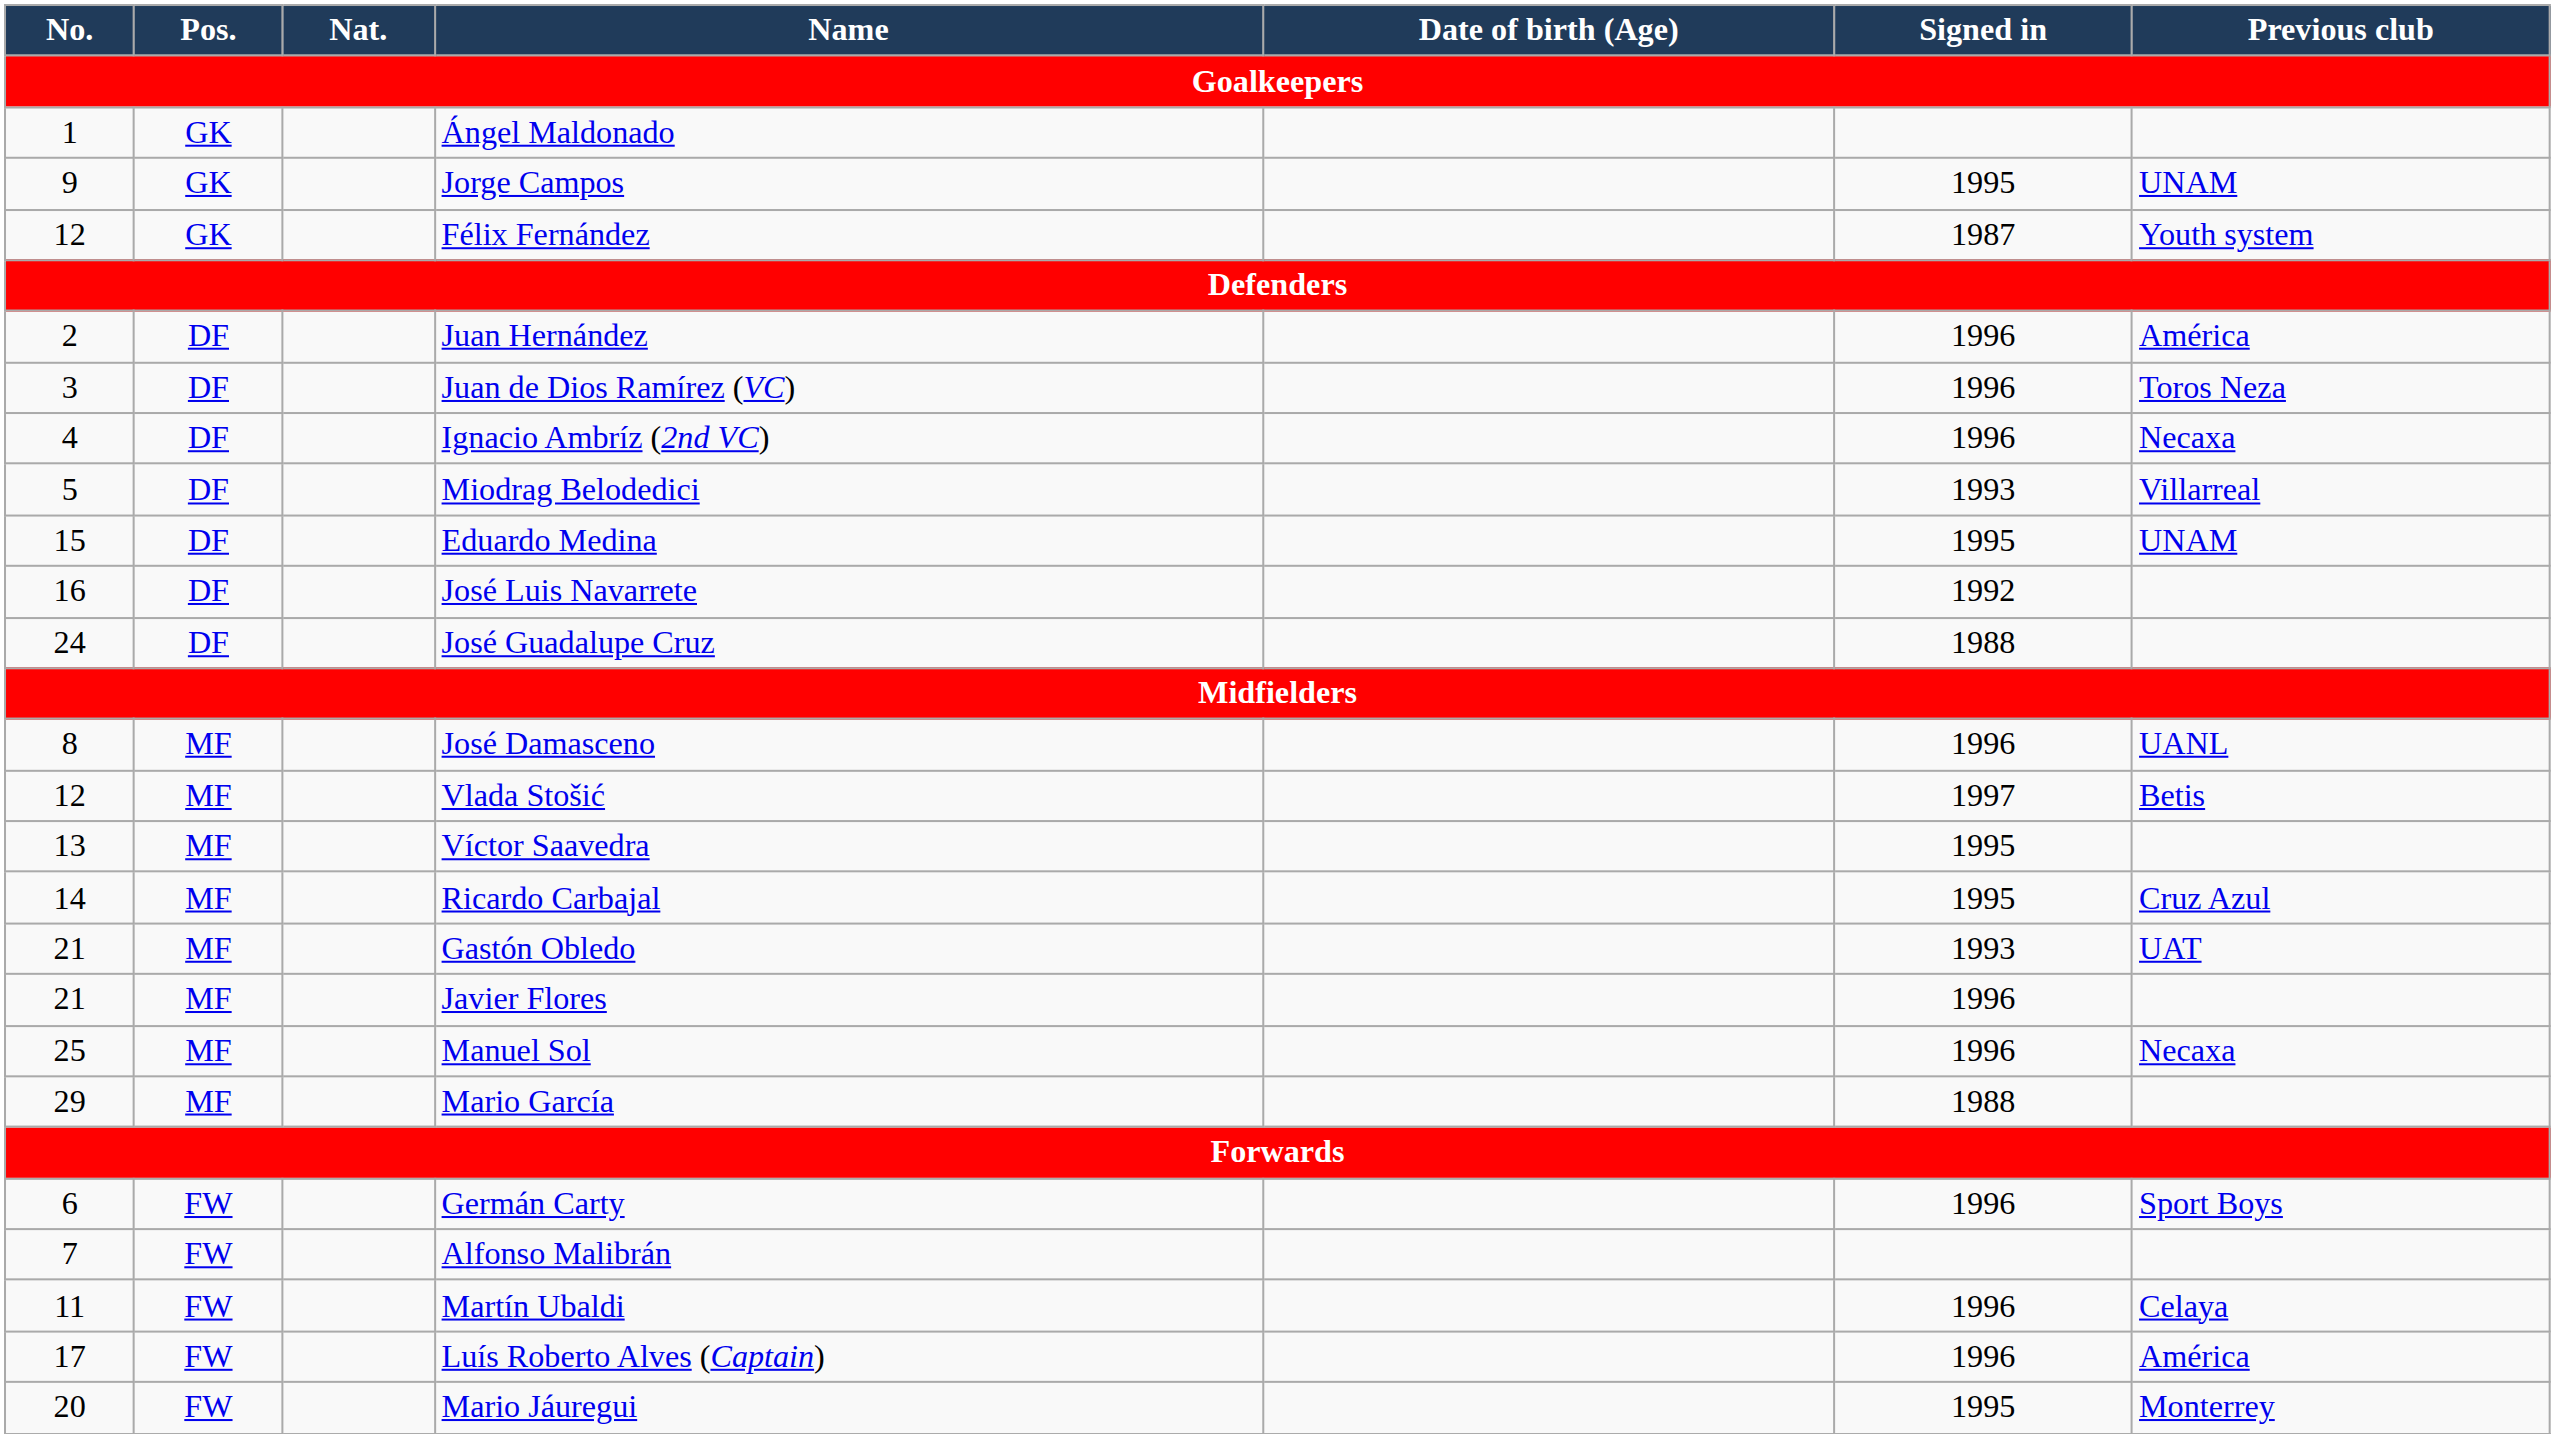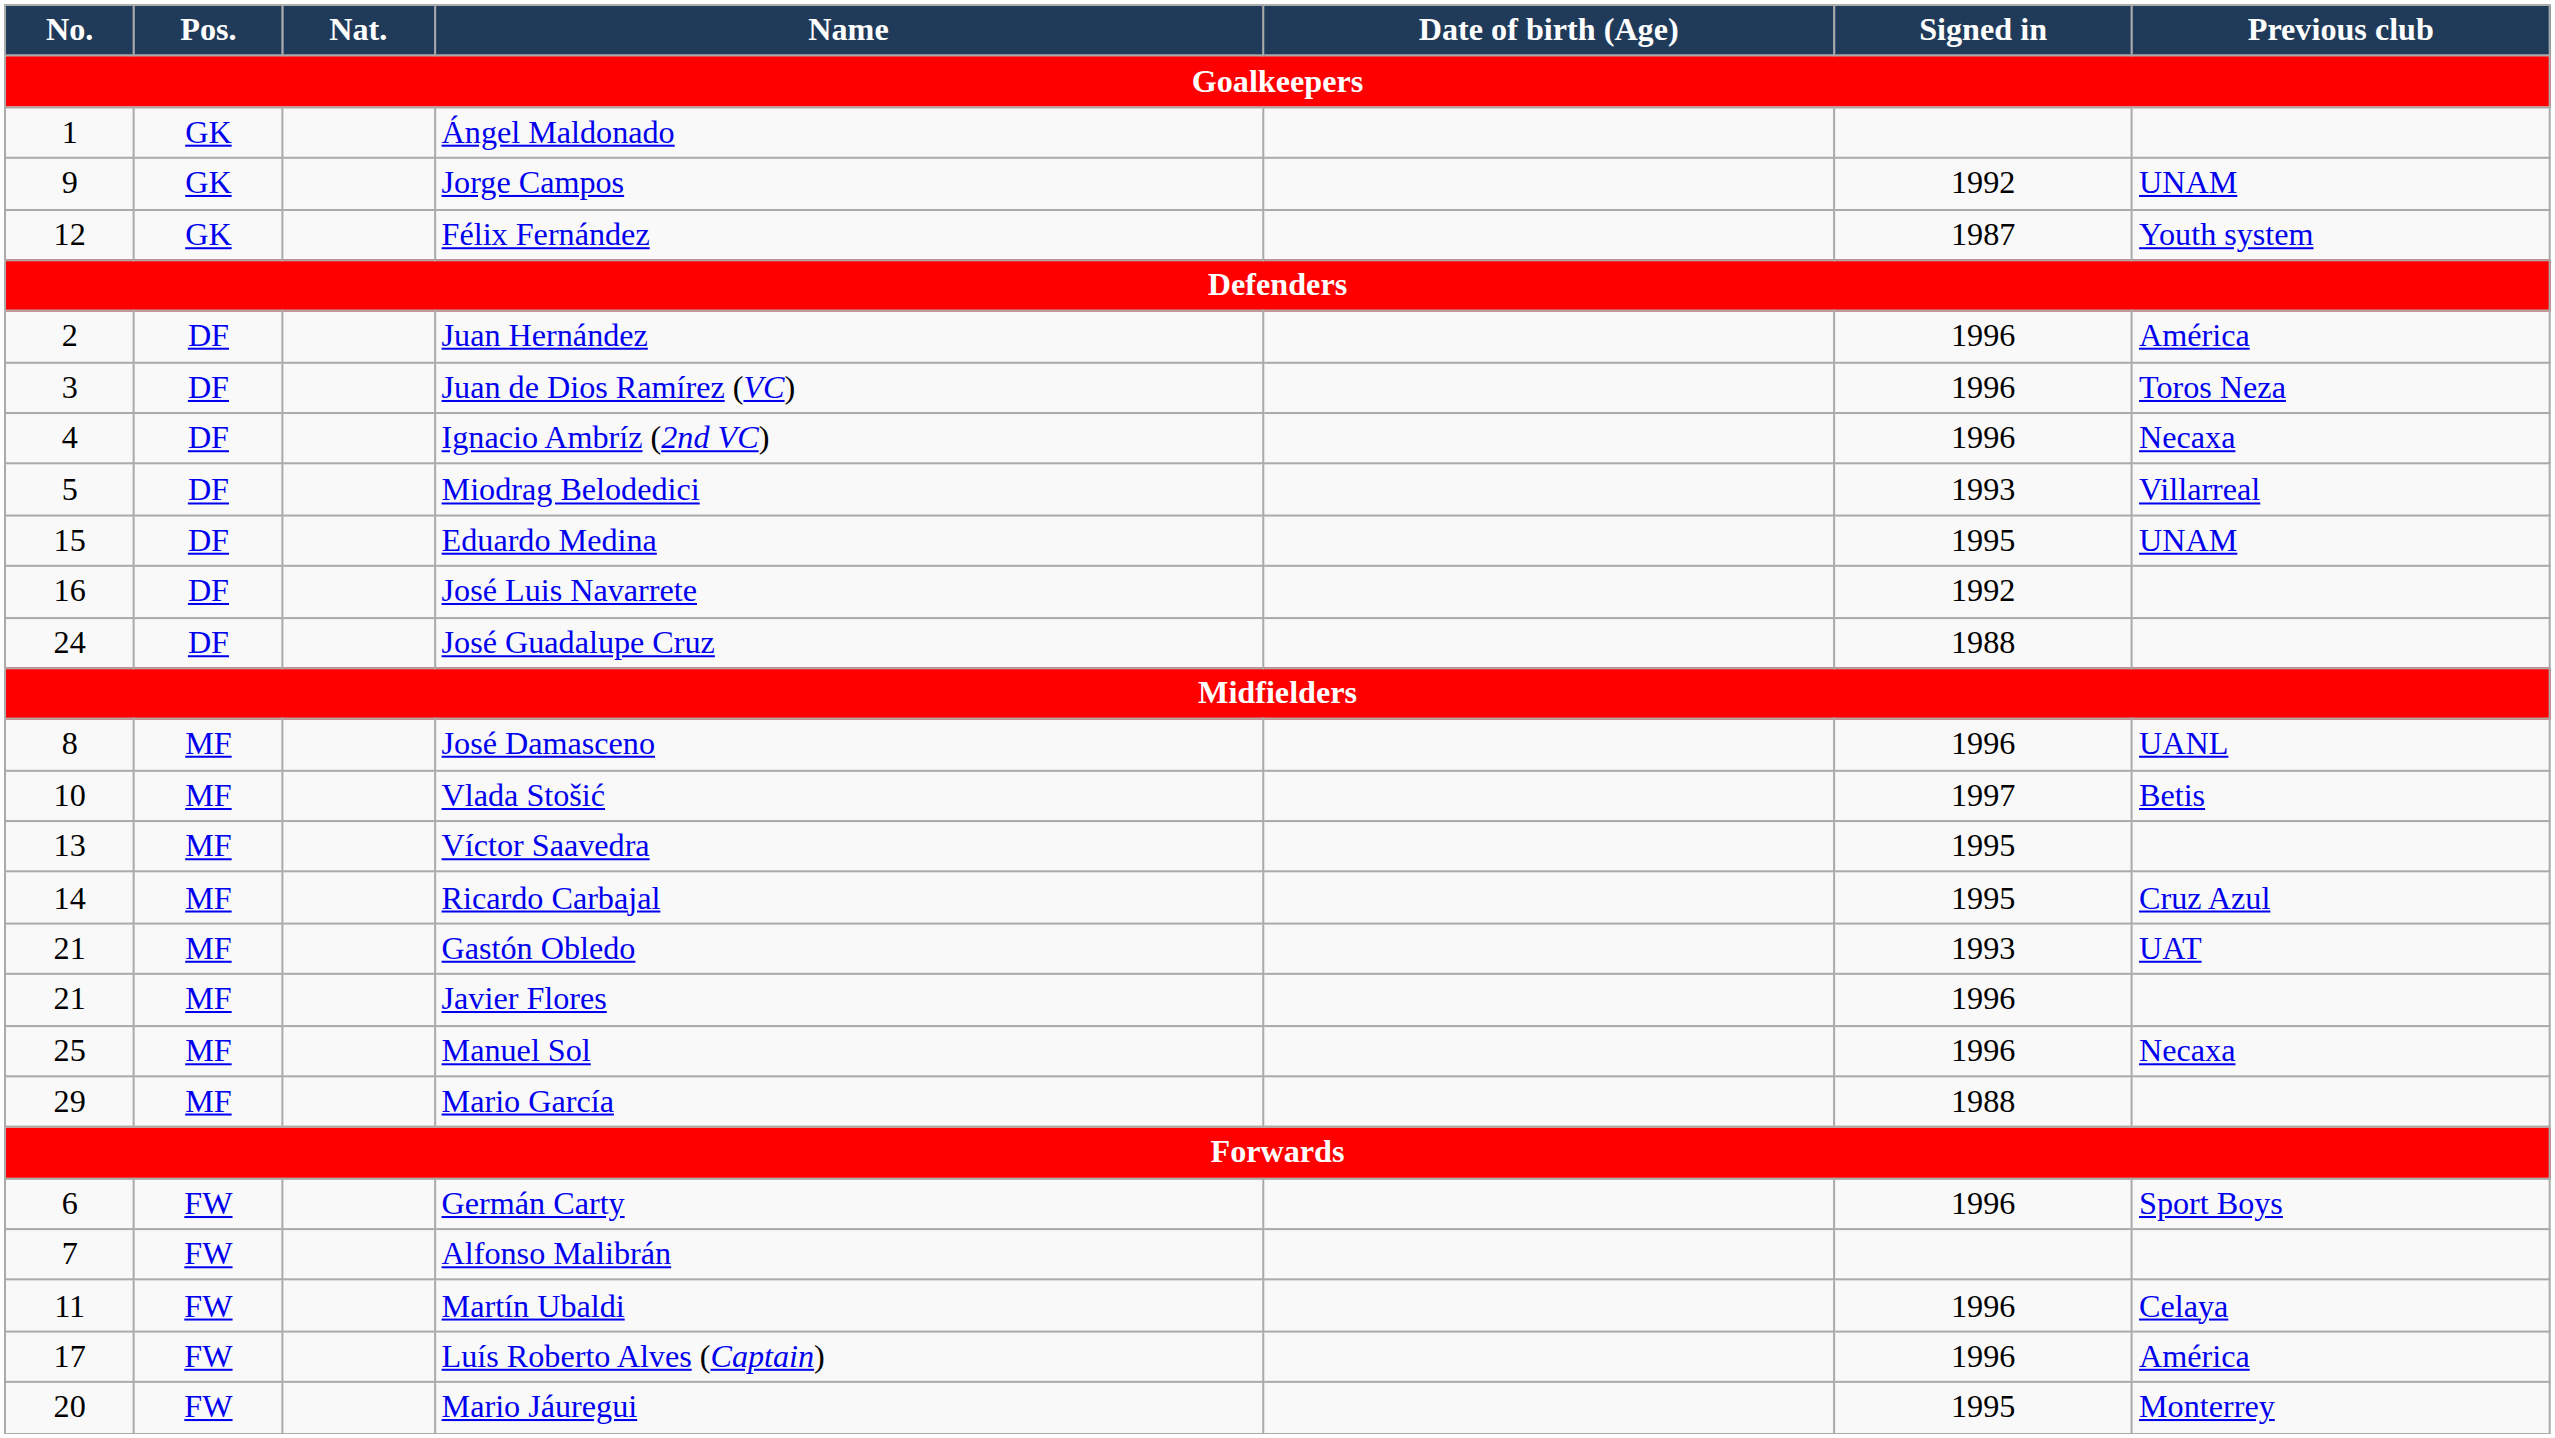(1983, 183) 1995 -> (1983, 183) 1992
(70, 795) 12 -> (70, 795) 10
